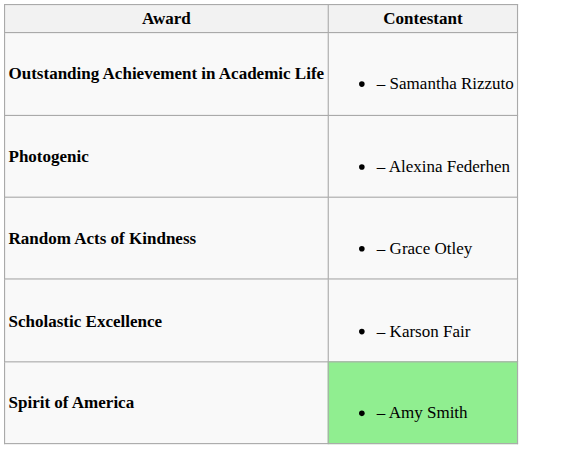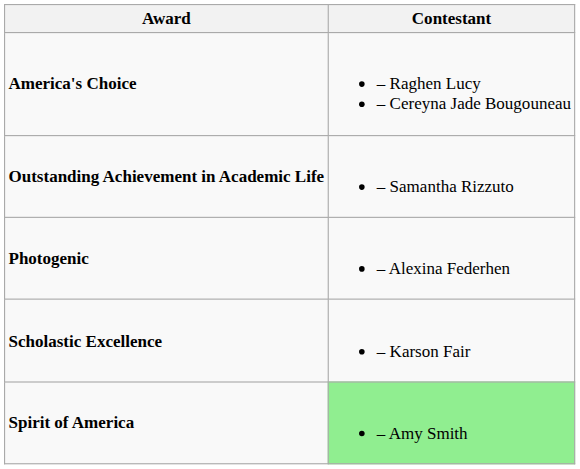+ row: (73, 83)
- row: (102, 238)
